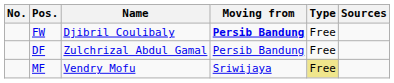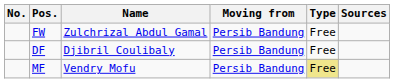(119, 32) Djibril Coulibaly -> (135, 32) Zulchrizal Abdul Gamal
(258, 32) bold -> (258, 32) normal
(135, 50) Zulchrizal Abdul Gamal -> (119, 50) Djibril Coulibaly
(242, 68) Sriwijaya -> (258, 68) Persib Bandung
